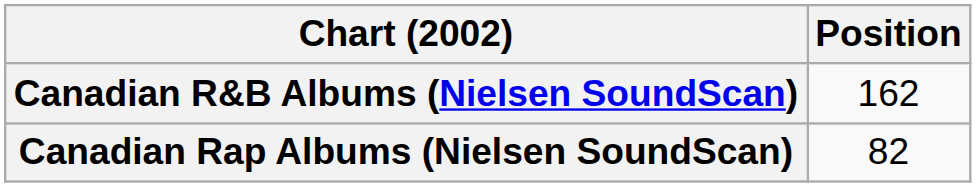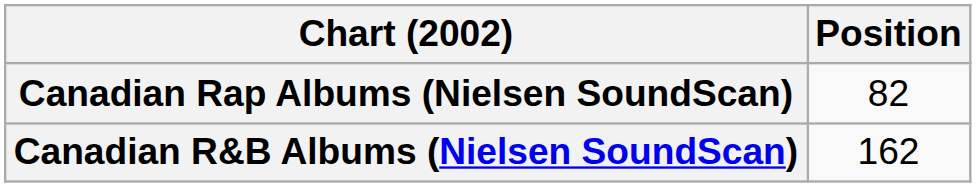rows swapped: (406, 92) <-> (406, 151)
